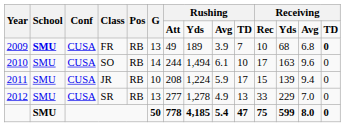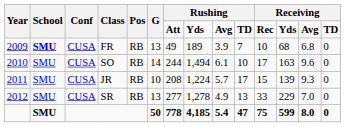(326, 46) bold -> (326, 46) normal
(222, 79) 5.9 -> (222, 79) 5.7
(308, 79) 9.4 -> (308, 79) 9.3
